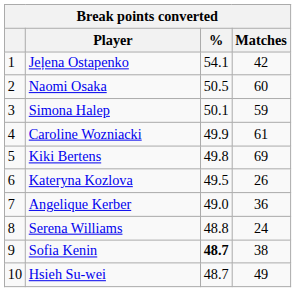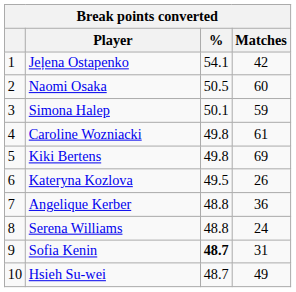(216, 134) 49.9 -> (216, 134) 49.8
(216, 204) 49.0 -> (216, 204) 48.8
(261, 251) 38 -> (261, 251) 31
